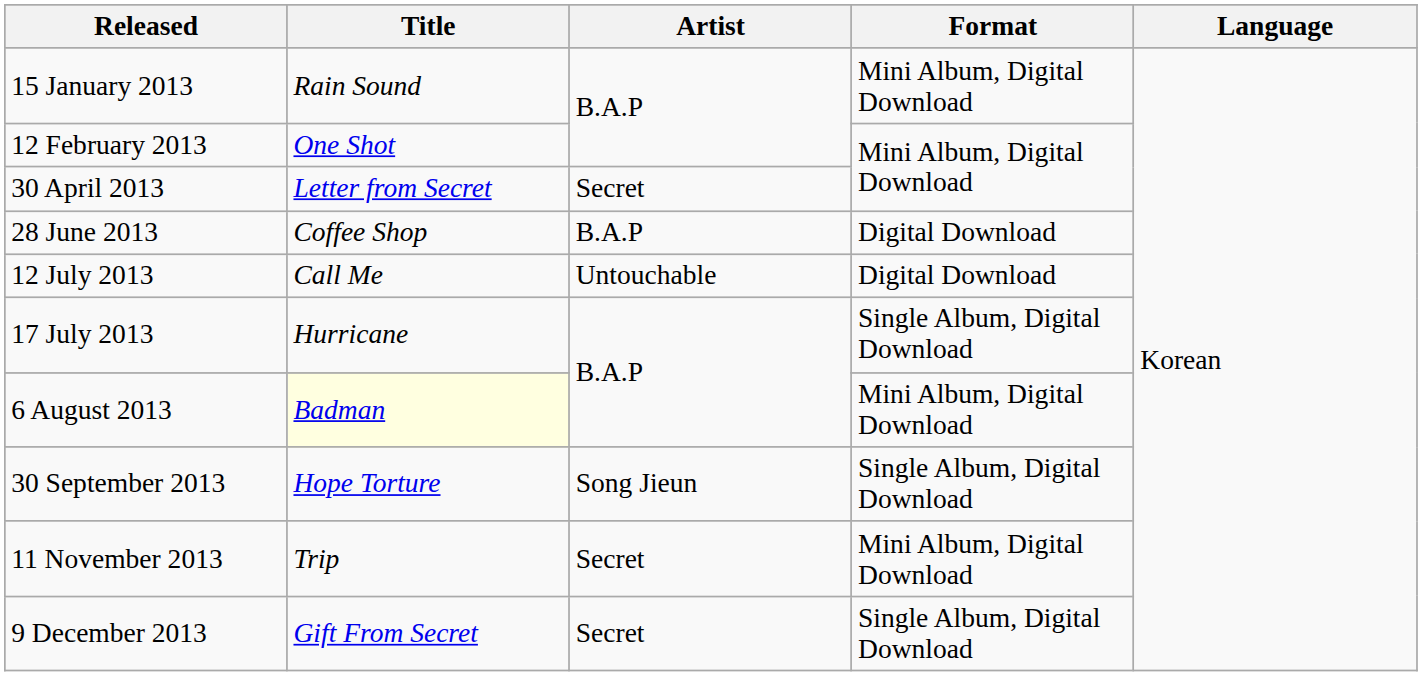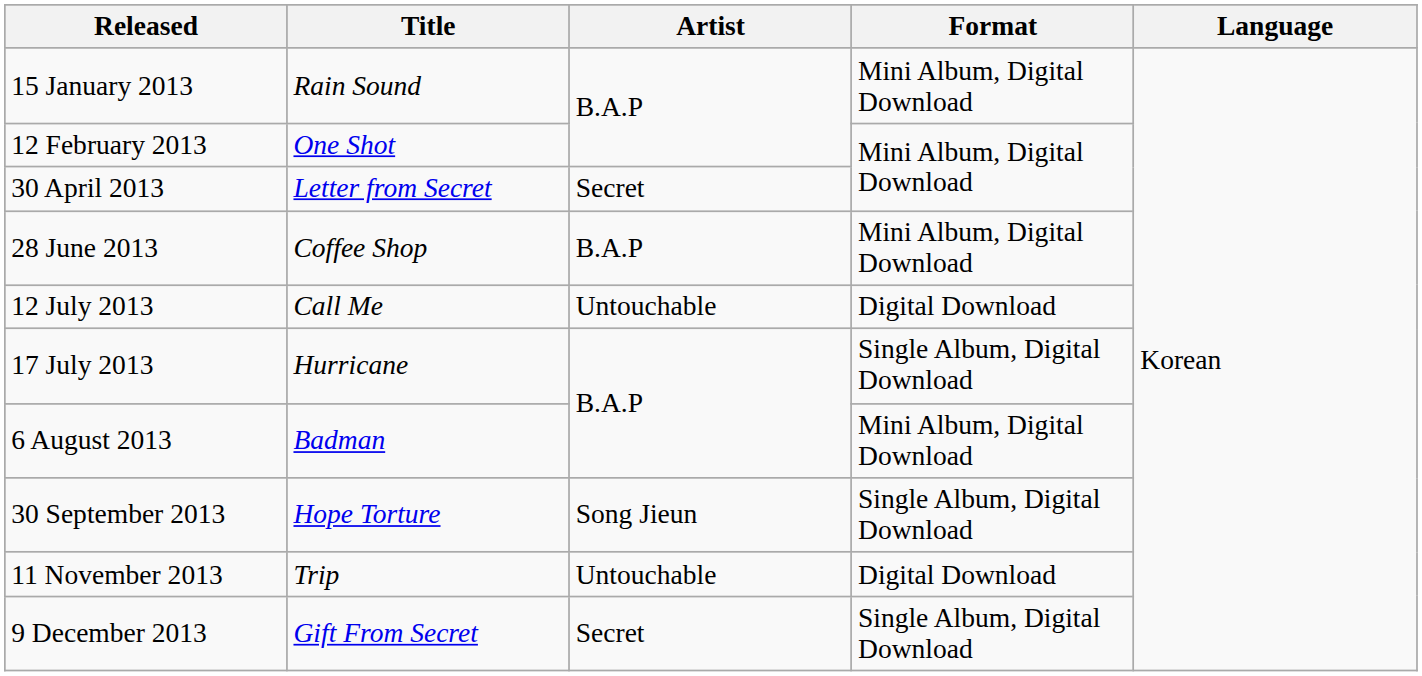(957, 231) Digital Download -> (971, 247) Mini Album, Digital Download
(339, 409) lightyellow background -> (339, 440) no background
(610, 558) Secret -> (646, 573) Untouchable
(971, 558) Mini Album, Digital Download -> (957, 573) Digital Download
